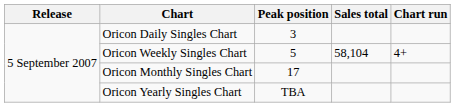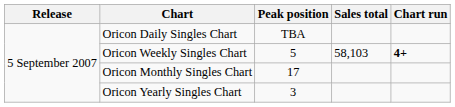(293, 33) 3 -> (293, 33) TBA
(351, 53) 58,104 -> (351, 53) 58,103
(400, 53) normal -> (400, 53) bold
(293, 92) TBA -> (293, 92) 3
